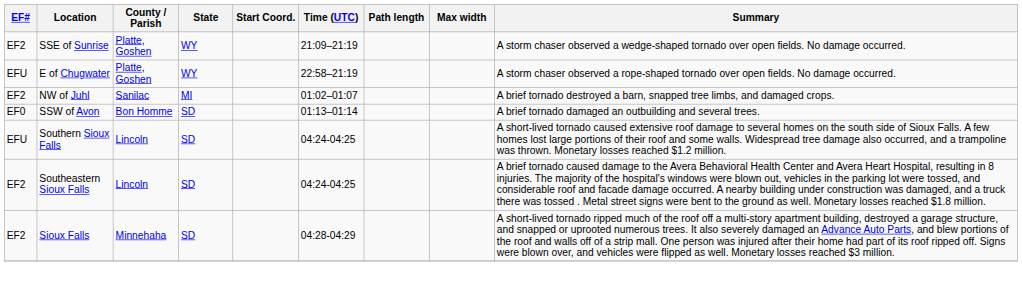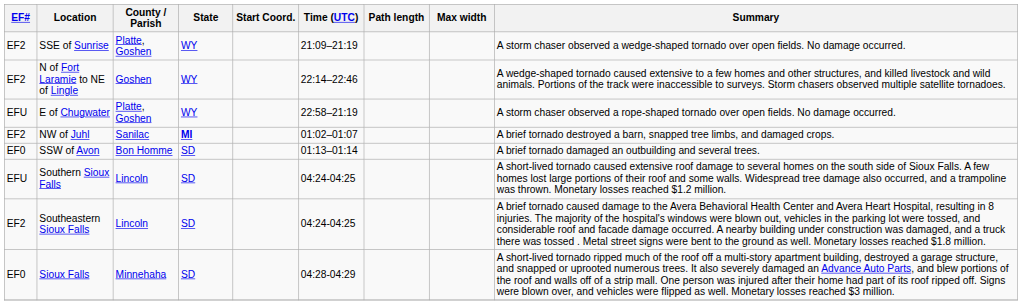+ row: (72, 79)
(187, 95) normal -> (187, 135) bold
(16, 235) EF2 -> (16, 275) EF0
